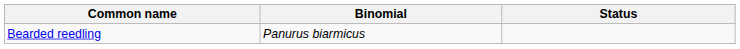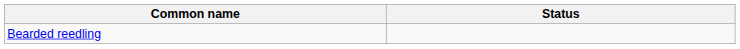- column: (381, 14)
